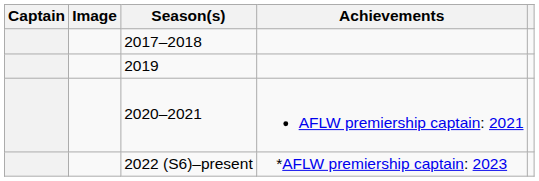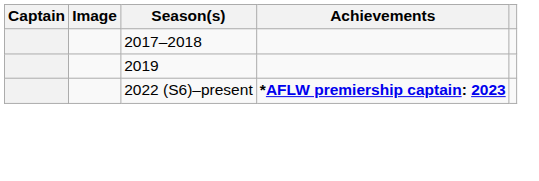- row: (163, 114)
(392, 163) normal -> (383, 90) bold
